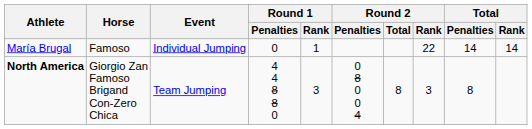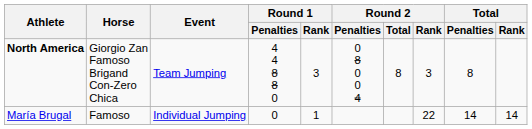rows swapped: (39, 48) <-> (45, 66)
